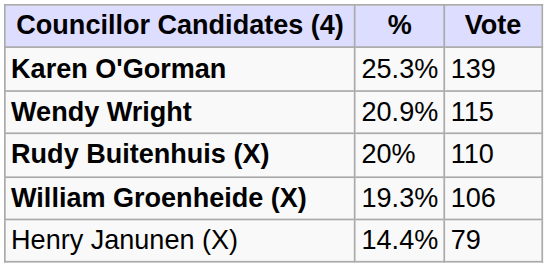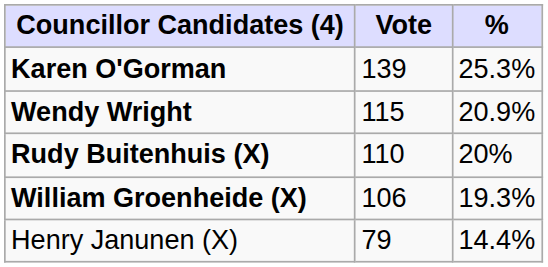columns swapped: (493, 25) <-> (400, 25)
